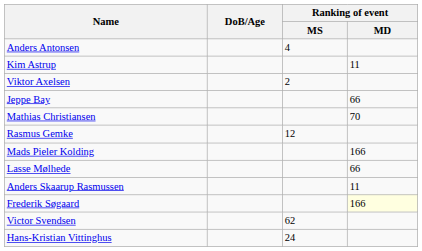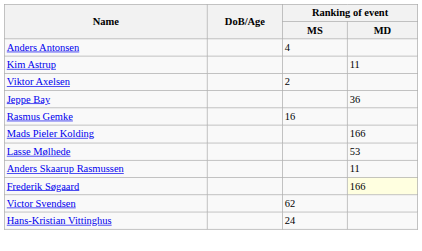(355, 99) 66 -> (355, 99) 36
- row: (51, 117)
(290, 134) 12 -> (290, 117) 16
(355, 168) 66 -> (355, 151) 53
